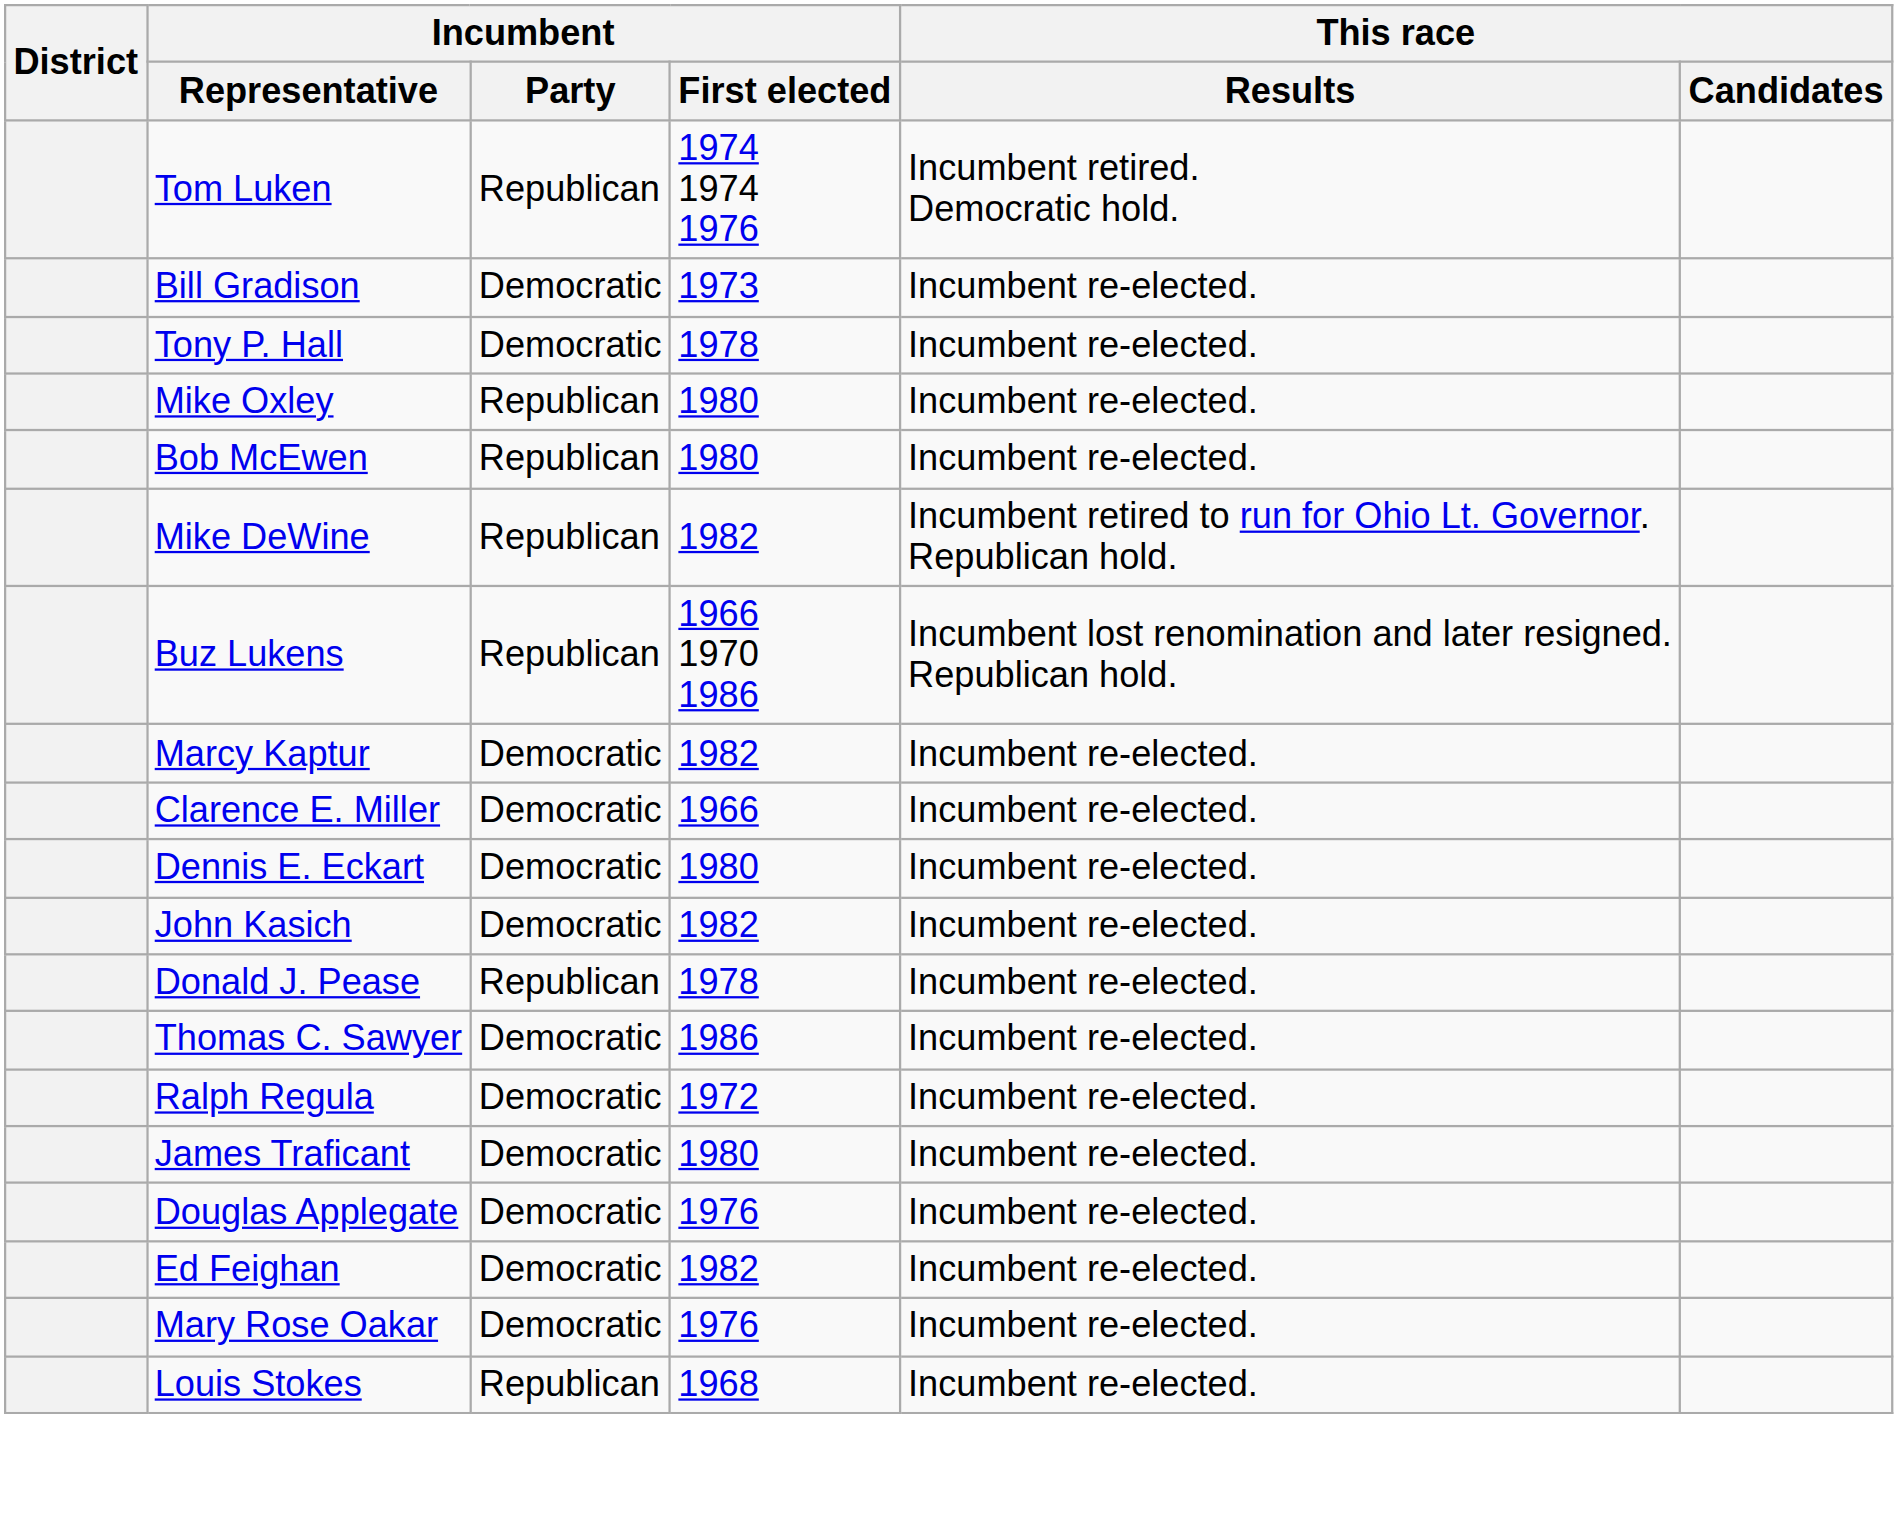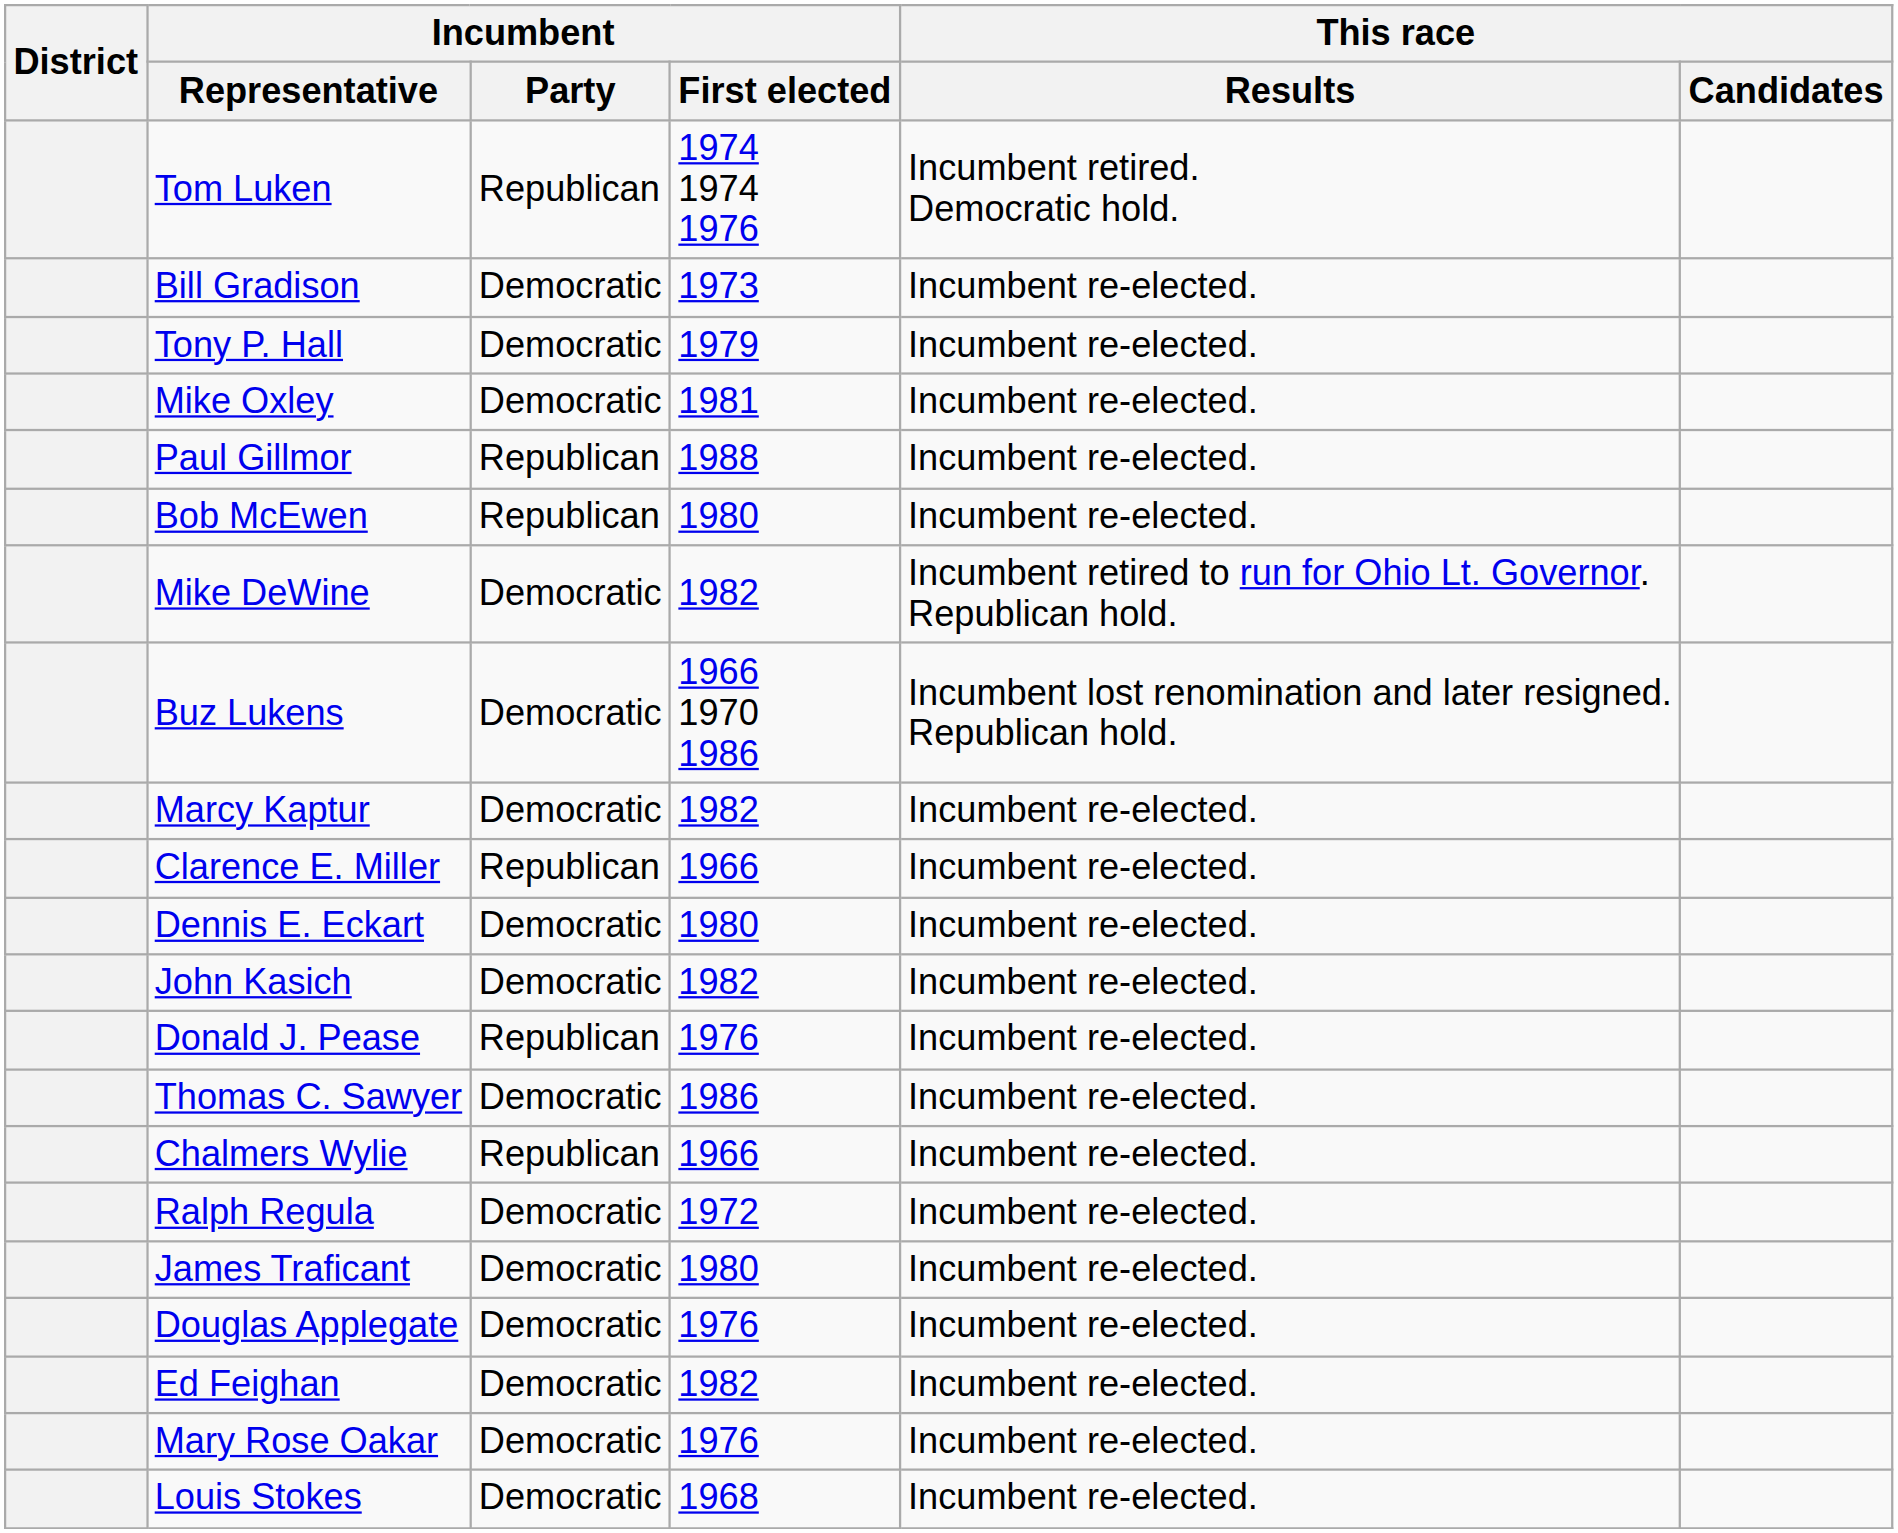(719, 343) 1978 -> (719, 343) 1979
(569, 401) Republican -> (570, 401) Democratic
(719, 401) 1980 -> (719, 401) 1981
+ row: (253, 458)
(569, 536) Republican -> (570, 593) Democratic
(569, 654) Republican -> (570, 712) Democratic
(570, 810) Democratic -> (569, 867) Republican
(719, 982) 1978 -> (719, 1039) 1976
+ row: (281, 1154)
(569, 1383) Republican -> (570, 1498) Democratic
